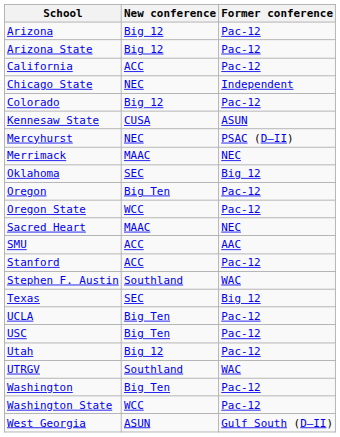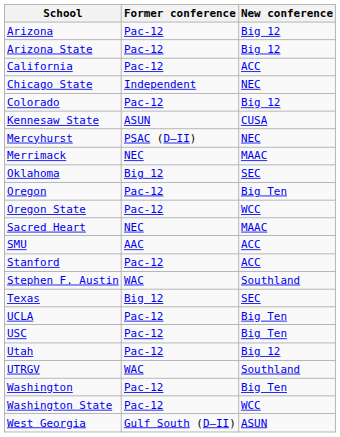columns swapped: (277, 13) <-> (170, 13)
